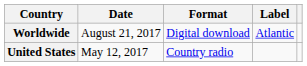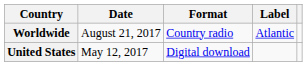(208, 33) Digital download -> (200, 33) Country radio
(200, 52) Country radio -> (208, 52) Digital download
